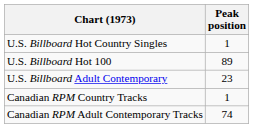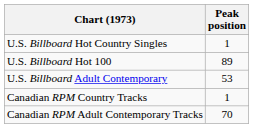(227, 79) 23 -> (227, 79) 53
(227, 114) 74 -> (227, 114) 70
